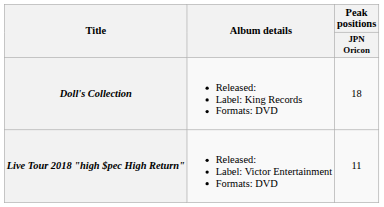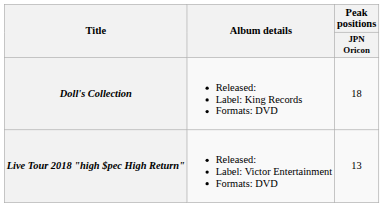(357, 166) 11 -> (357, 166) 13
